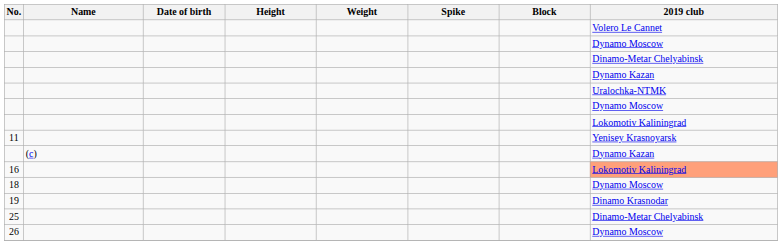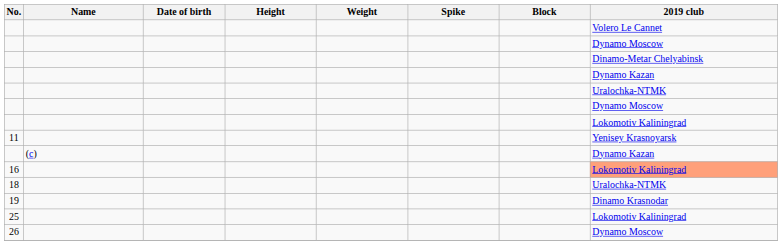(628, 185) Dynamo Moscow -> (629, 185) Uralochka-NTMK
(648, 216) Dinamo-Metar Chelyabinsk -> (639, 216) Lokomotiv Kaliningrad
